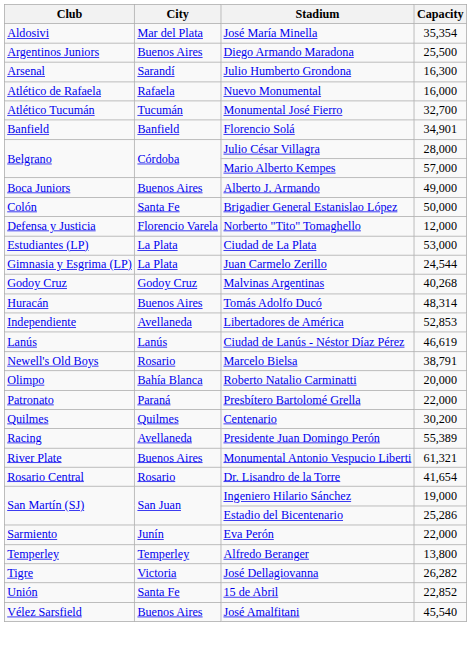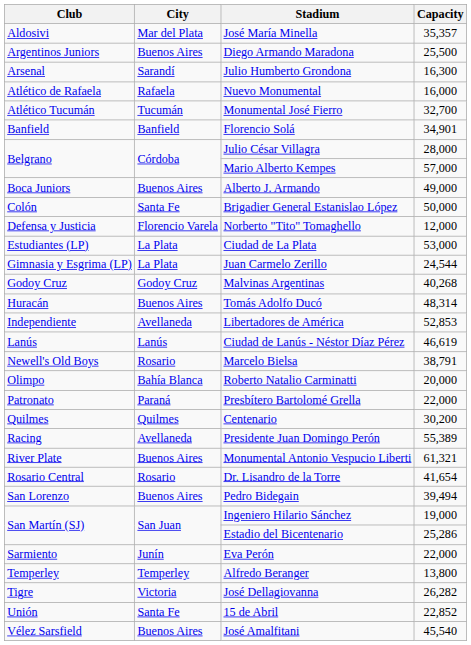(440, 33) 35,354 -> (440, 33) 35,357
+ row: (261, 496)
